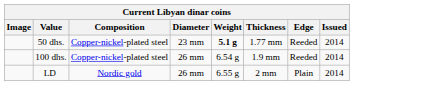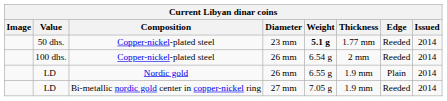(266, 58) 1.9 mm -> (359, 58) 2 mm
(266, 73) 2 mm -> (359, 73) 1.9 mm
+ row: (51, 88)
